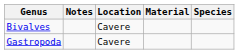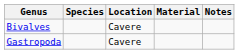columns swapped: (213, 12) <-> (79, 12)
